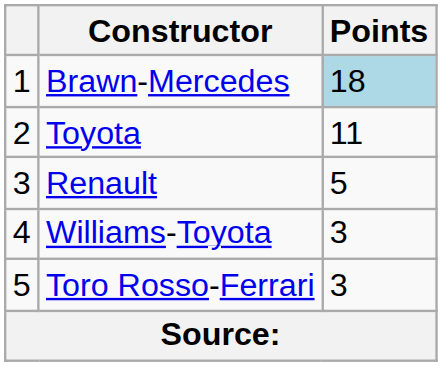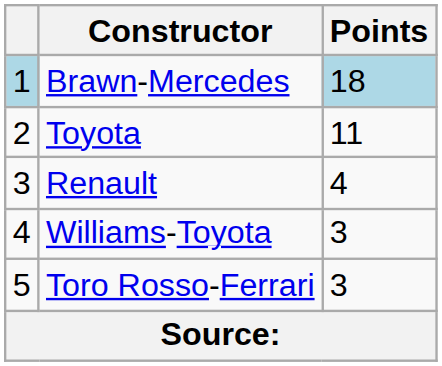(22, 81) no background -> (22, 81) lightblue background
(339, 183) 5 -> (339, 183) 4
